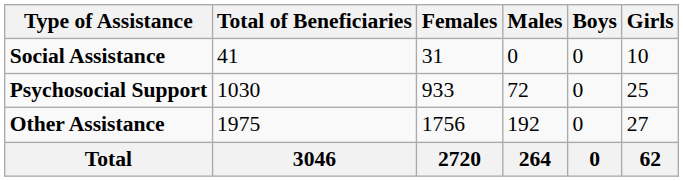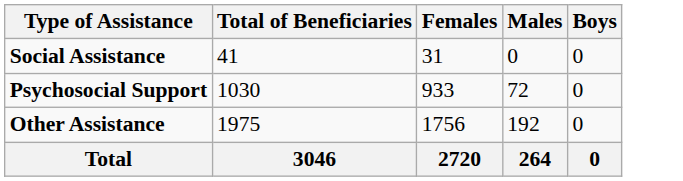- column: (650, 21)
